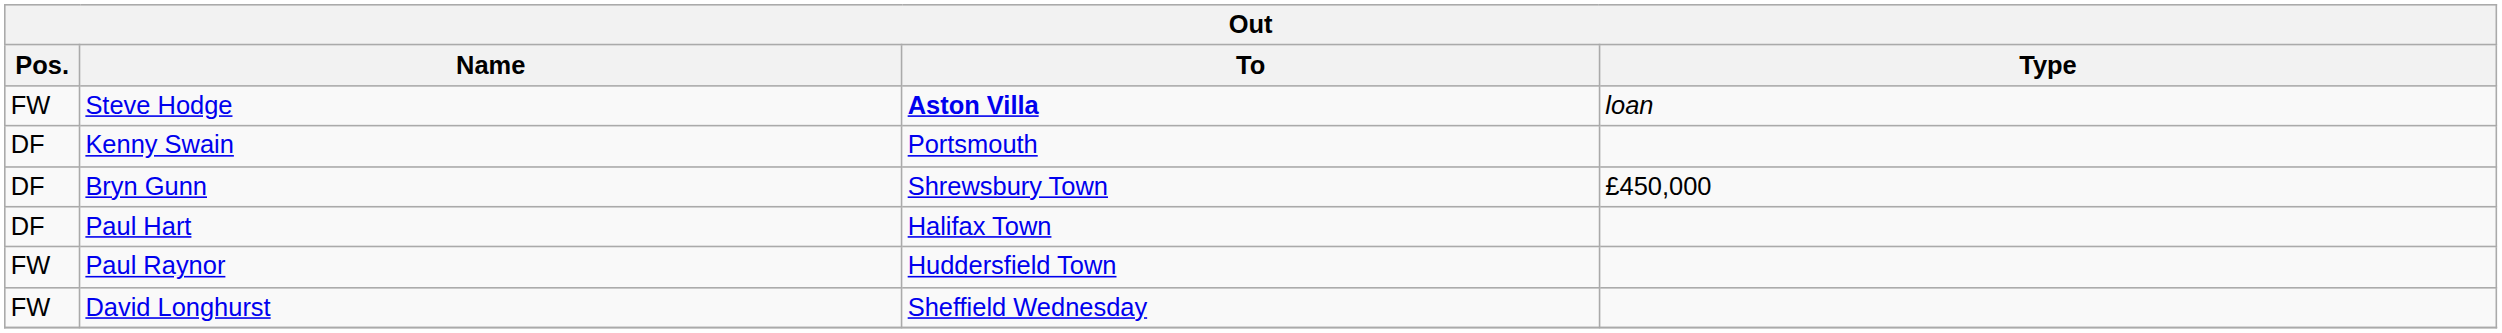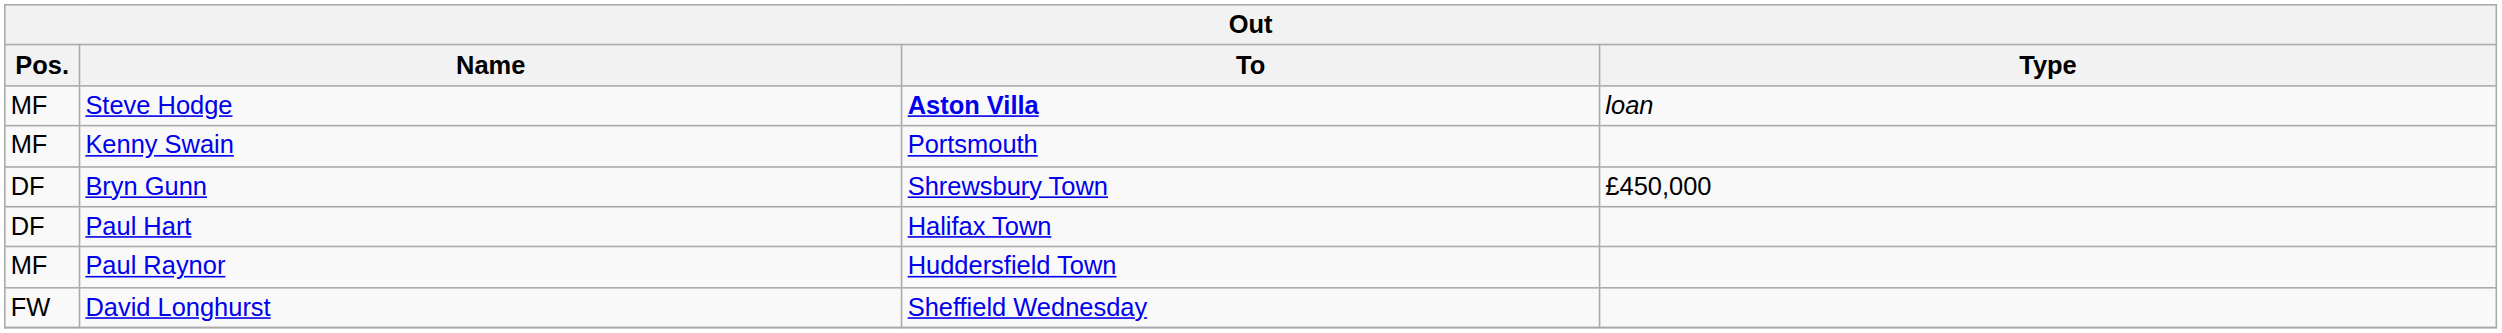(30, 105) FW -> (29, 105) MF
(28, 145) DF -> (29, 145) MF
(30, 266) FW -> (29, 266) MF
